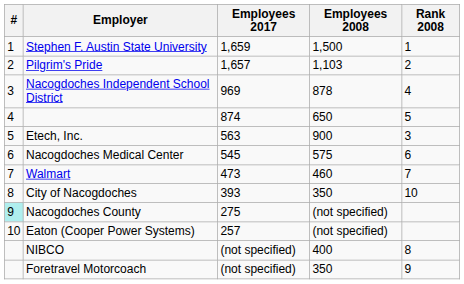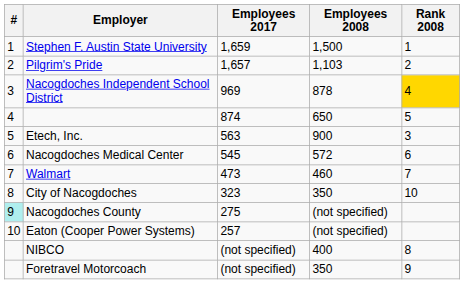(408, 91) no background -> (408, 91) gold background
(322, 155) 575 -> (322, 155) 572
(230, 193) 393 -> (230, 193) 323
